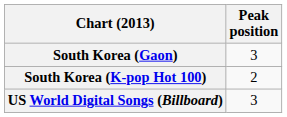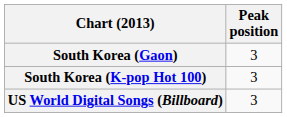(254, 77) 2 -> (254, 77) 3
